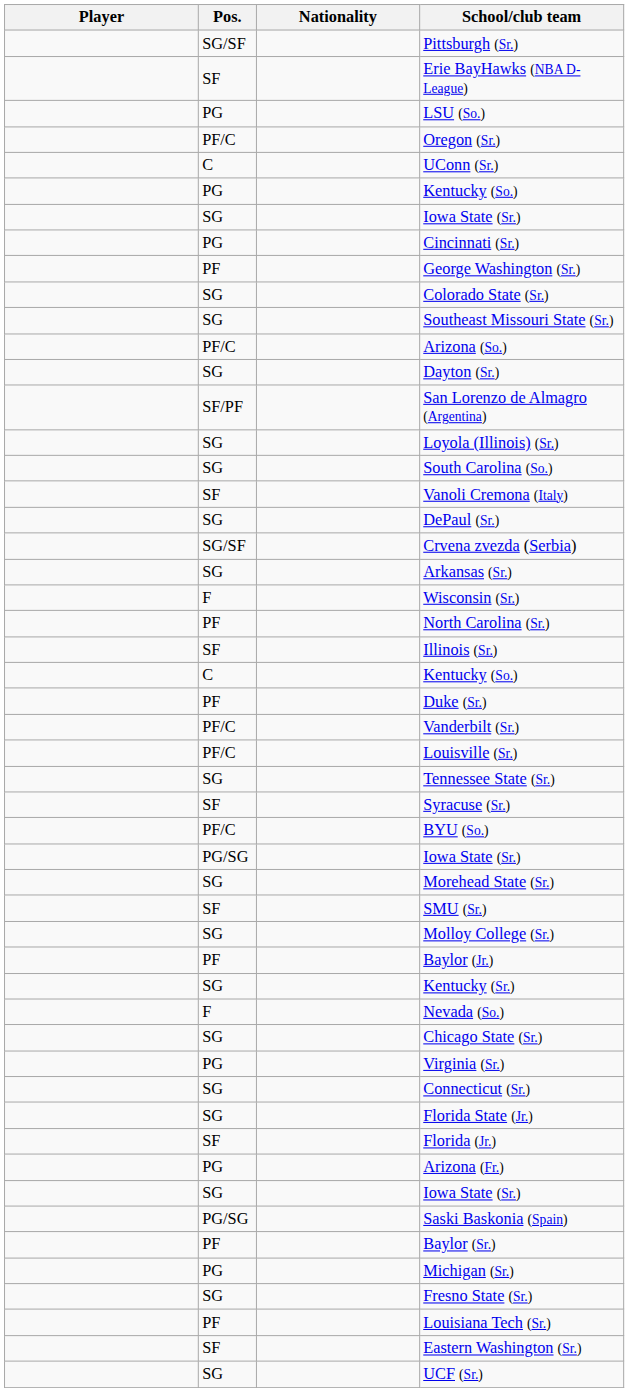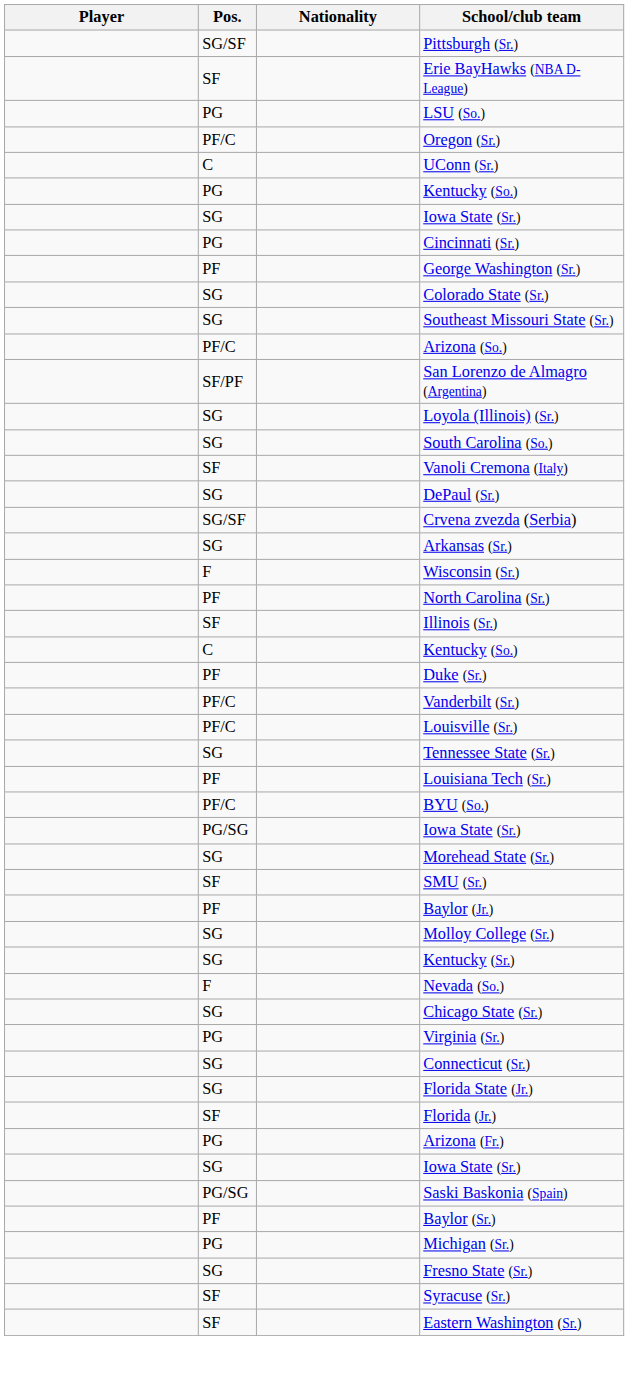- row: (213, 372)
rows swapped: (211, 1322) <-> (211, 804)
rows swapped: (213, 934) <-> (211, 960)
- row: (213, 1374)
